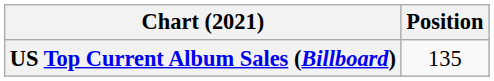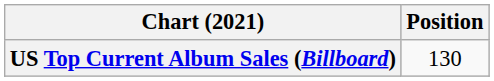(445, 57) 135 -> (445, 57) 130
